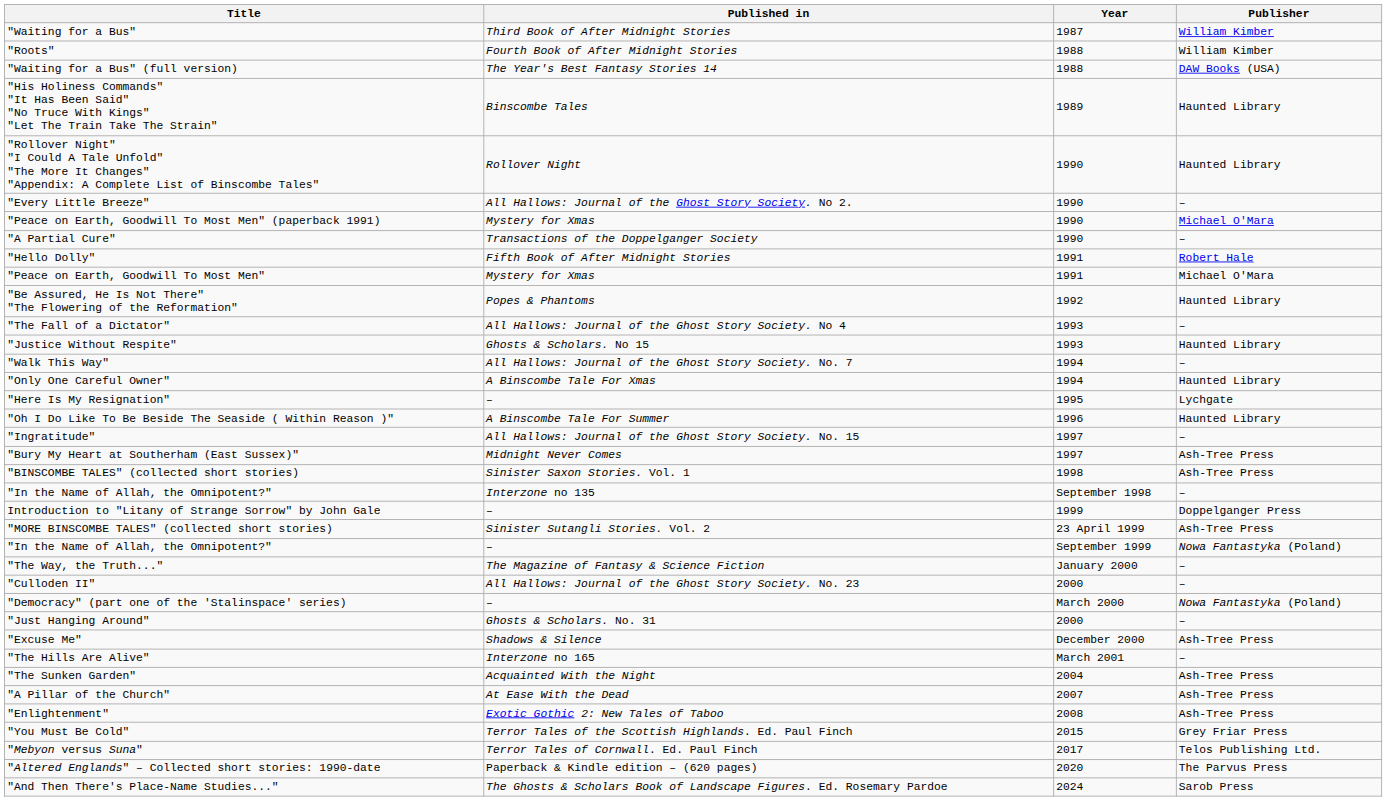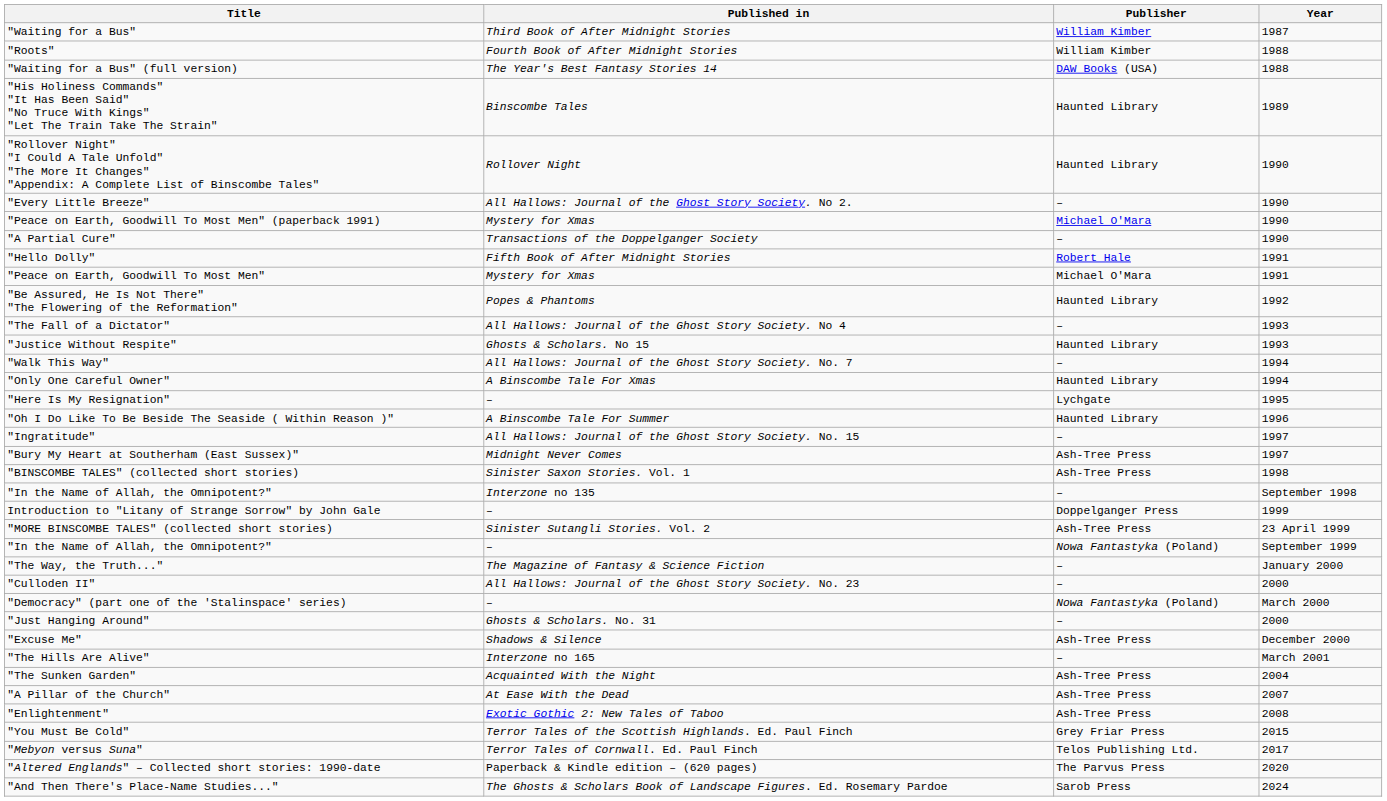columns swapped: (1279, 14) <-> (1115, 14)
